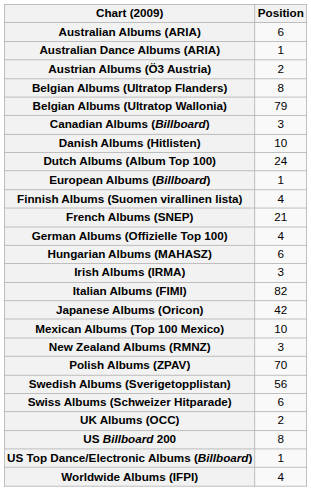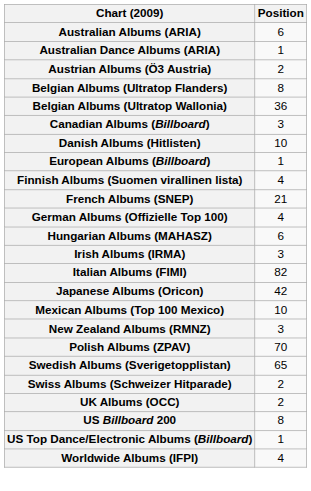(281, 106) 79 -> (281, 106) 36
- row: (130, 161)
(281, 384) 56 -> (281, 365) 65
(281, 402) 6 -> (281, 384) 2
